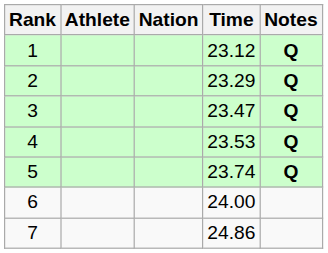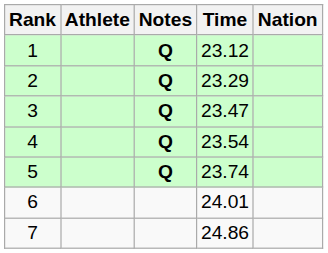columns swapped: (169, 19) <-> (291, 19)
(231, 141) 23.53 -> (225, 141) 23.54
(231, 202) 24.00 -> (225, 202) 24.01
